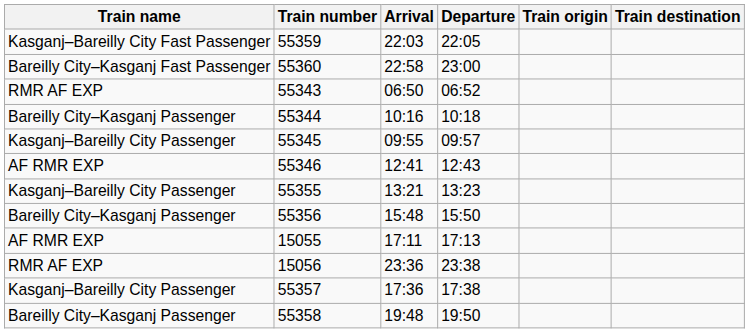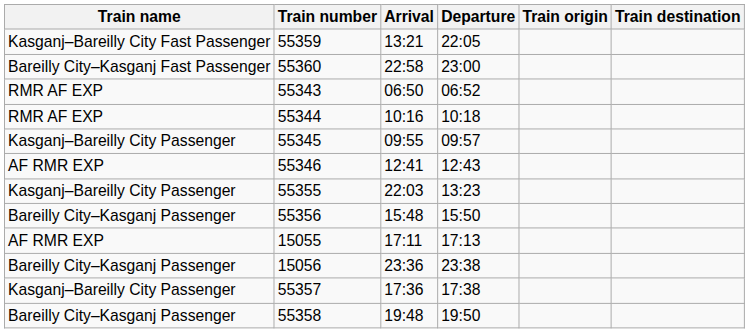(404, 41) 22:03 -> (404, 41) 13:21
(122, 116) Bareilly City–Kasganj Passenger -> (56, 116) RMR AF EXP
(404, 191) 13:21 -> (404, 191) 22:03
(56, 265) RMR AF EXP -> (122, 265) Bareilly City–Kasganj Passenger
